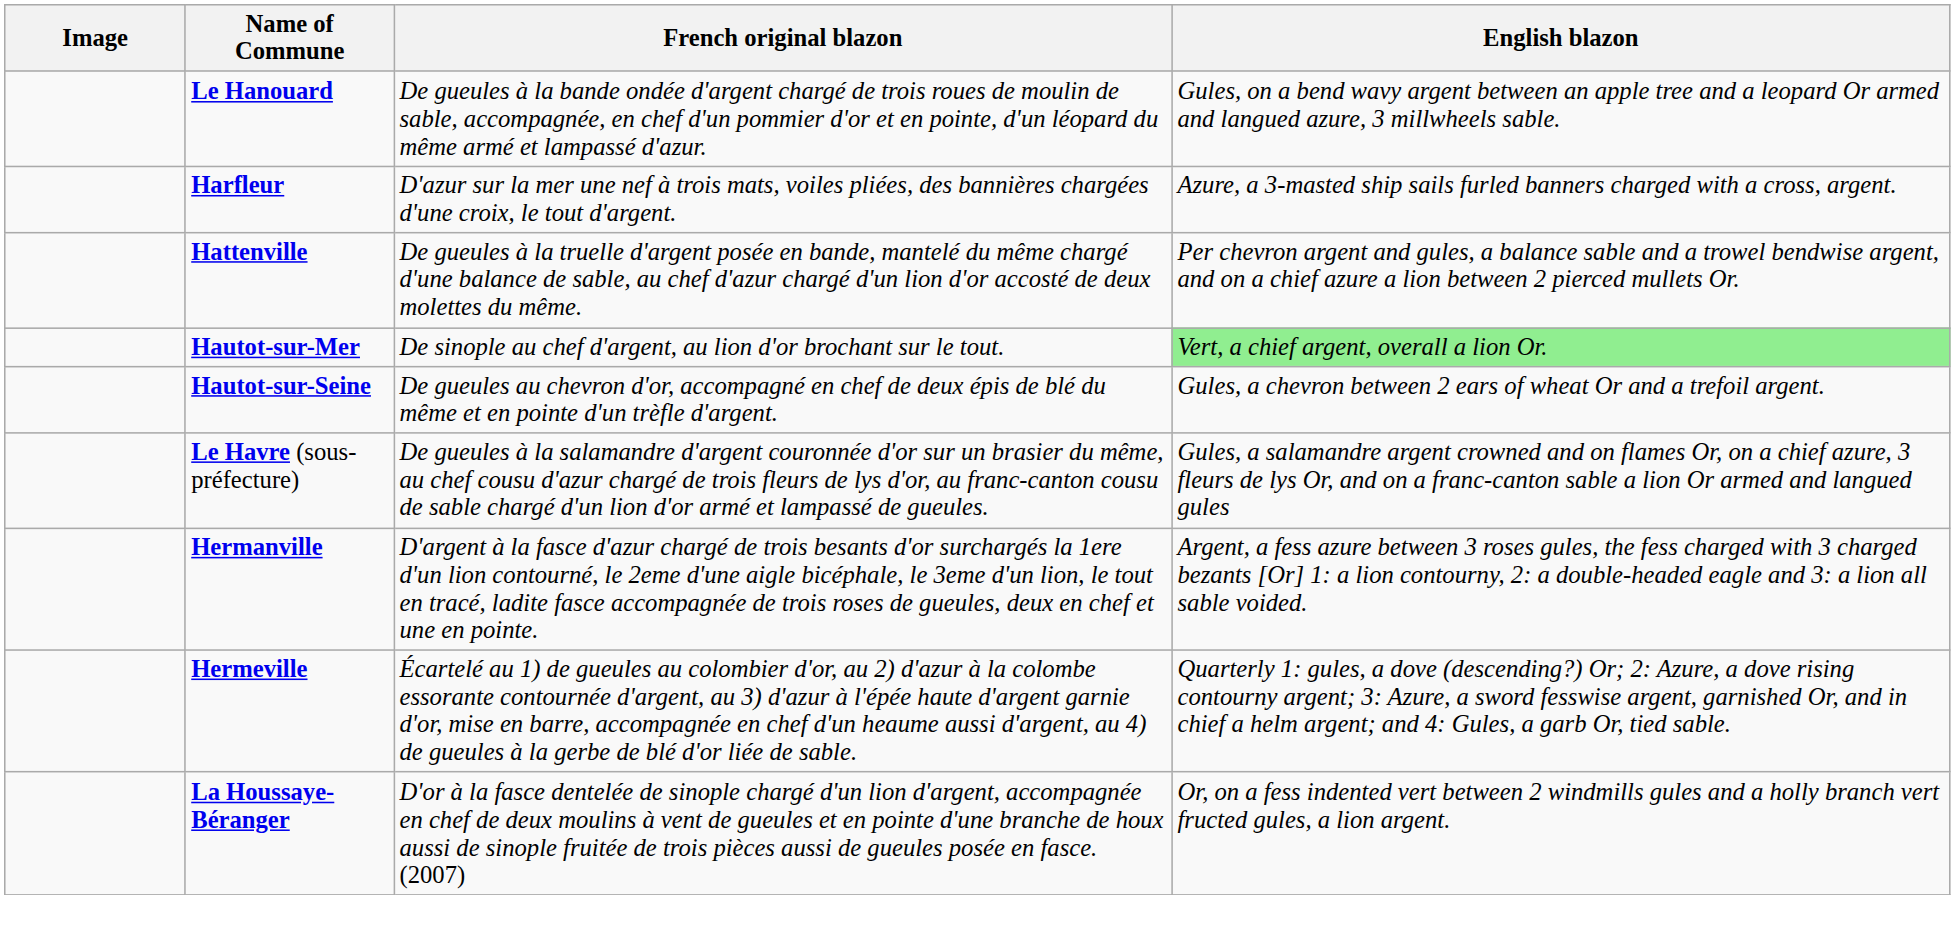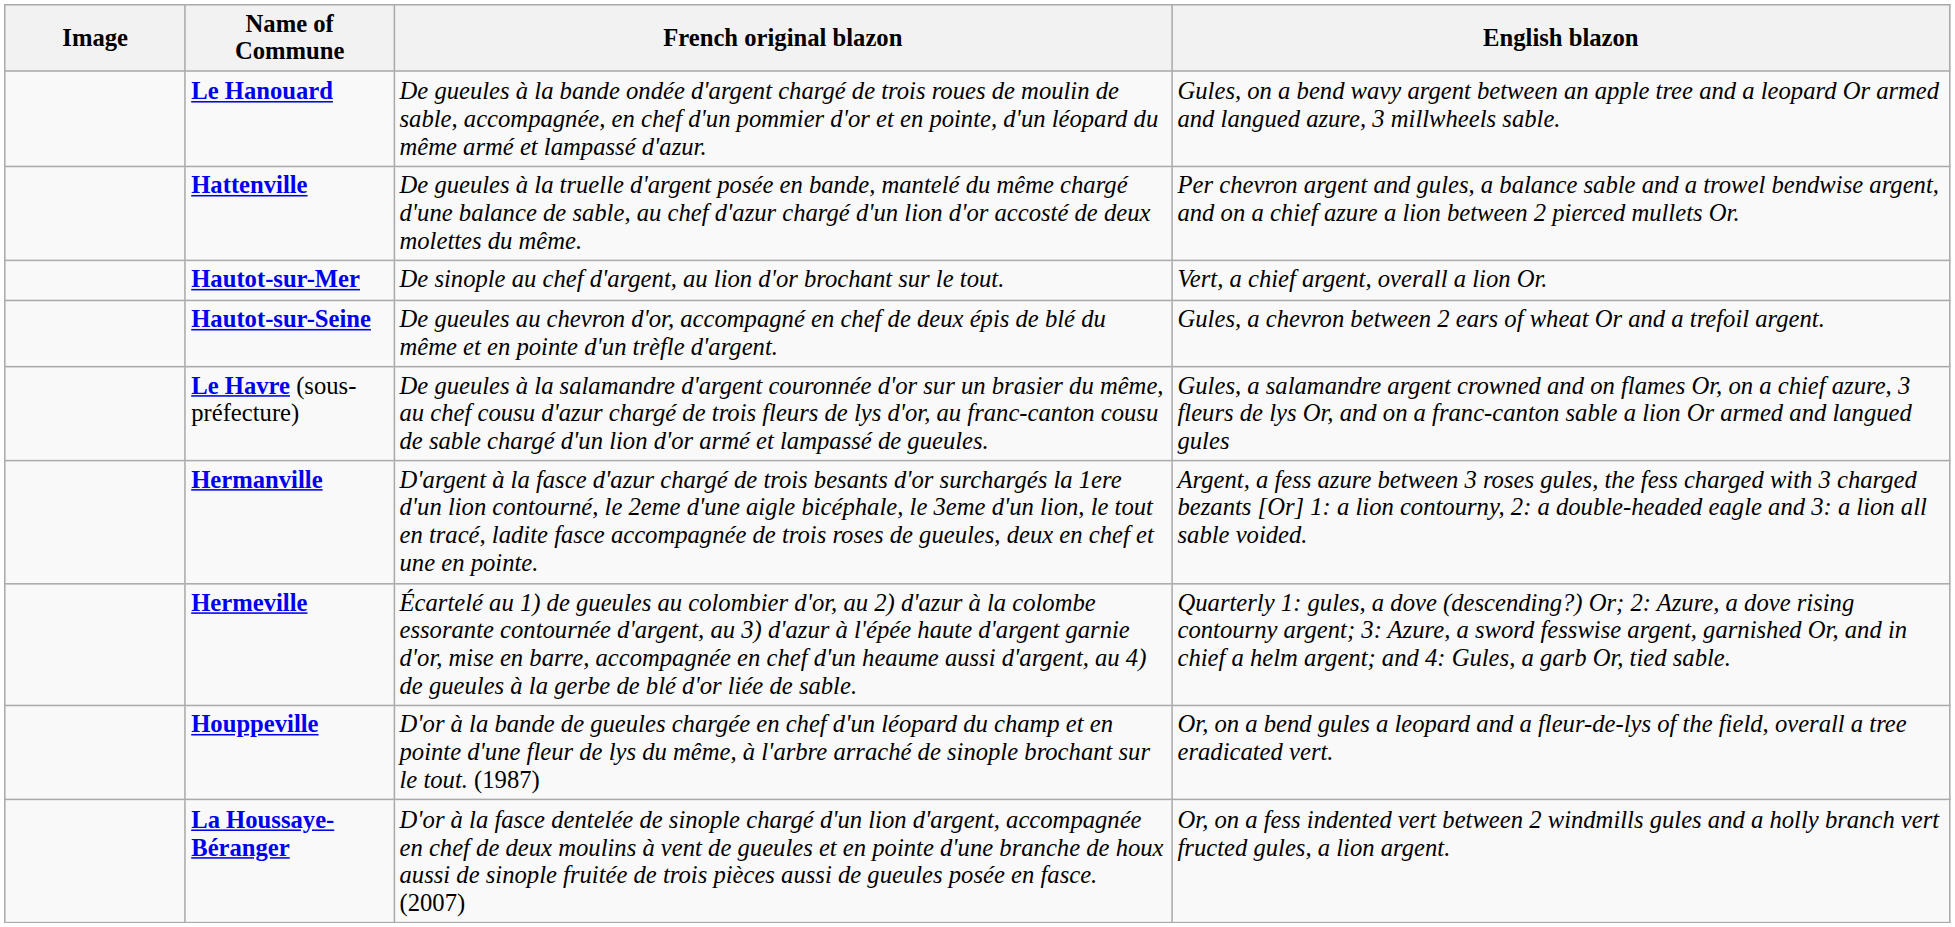- row: (238, 185)
(1362, 346) lightgreen background -> (1362, 279) no background
+ row: (255, 724)
